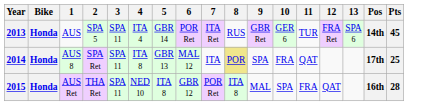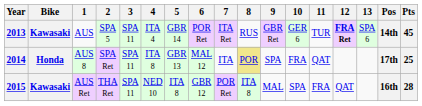(44, 34) Honda -> (50, 34) Kawasaki
(331, 34) normal -> (345, 34) bold
(44, 87) Honda -> (50, 87) Kawasaki
